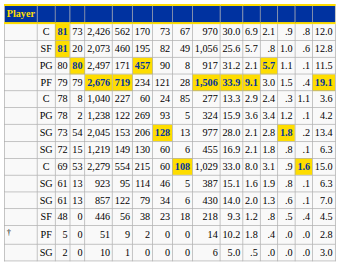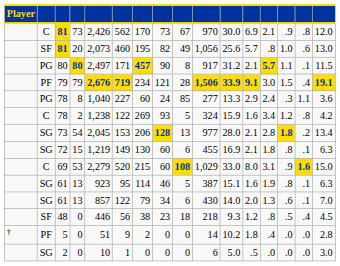(324, 49) 12.8 -> (324, 49) 13.0
(46, 99) C -> (46, 99) PG
(46, 116) PG -> (46, 116) C
(251, 116) 3.6 -> (251, 116) 1.6
(306, 116) .1 -> (306, 116) .8
(123, 166) 554 -> (123, 166) 520
